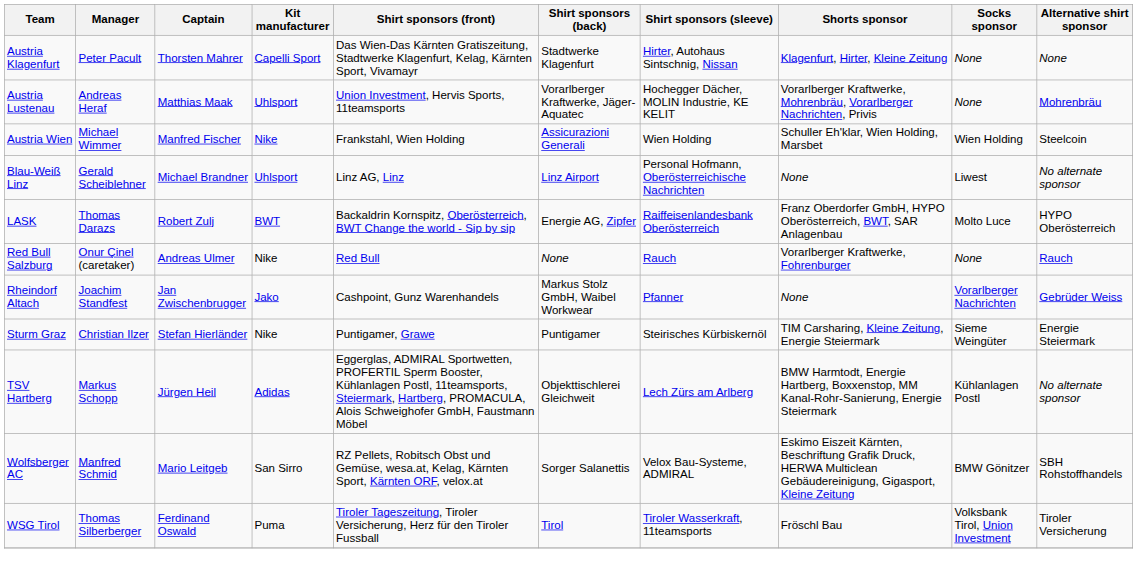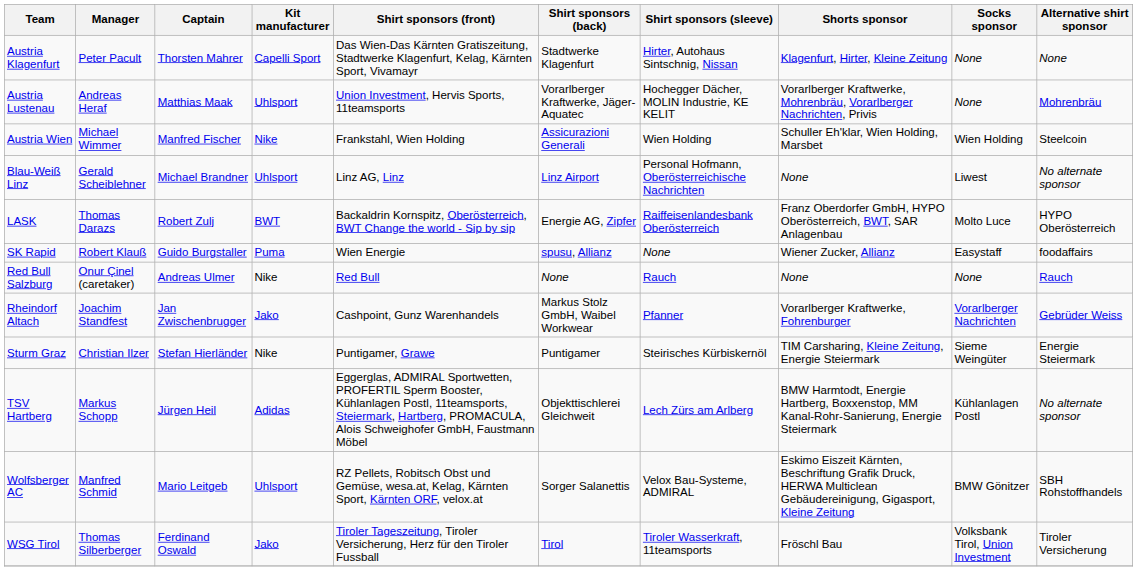+ row: (31, 252)
(843, 259) Vorarlberger Kraftwerke, Fohrenburger -> (795, 277) None
(795, 297) None -> (843, 315) Vorarlberger Kraftwerke, Fohrenburger
(278, 468) San Sirro -> (276, 486) Uhlsport
(269, 525) Puma -> (267, 543) Jako
